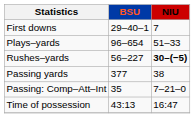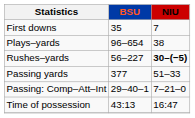(130, 27) 29–40–1 -> (116, 27) 35
(167, 43) 51–33 -> (159, 43) 38
(159, 74) 38 -> (167, 74) 51–33
(116, 89) 35 -> (130, 89) 29–40–1
